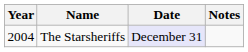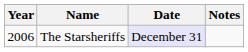(21, 36) 2004 -> (21, 36) 2006
